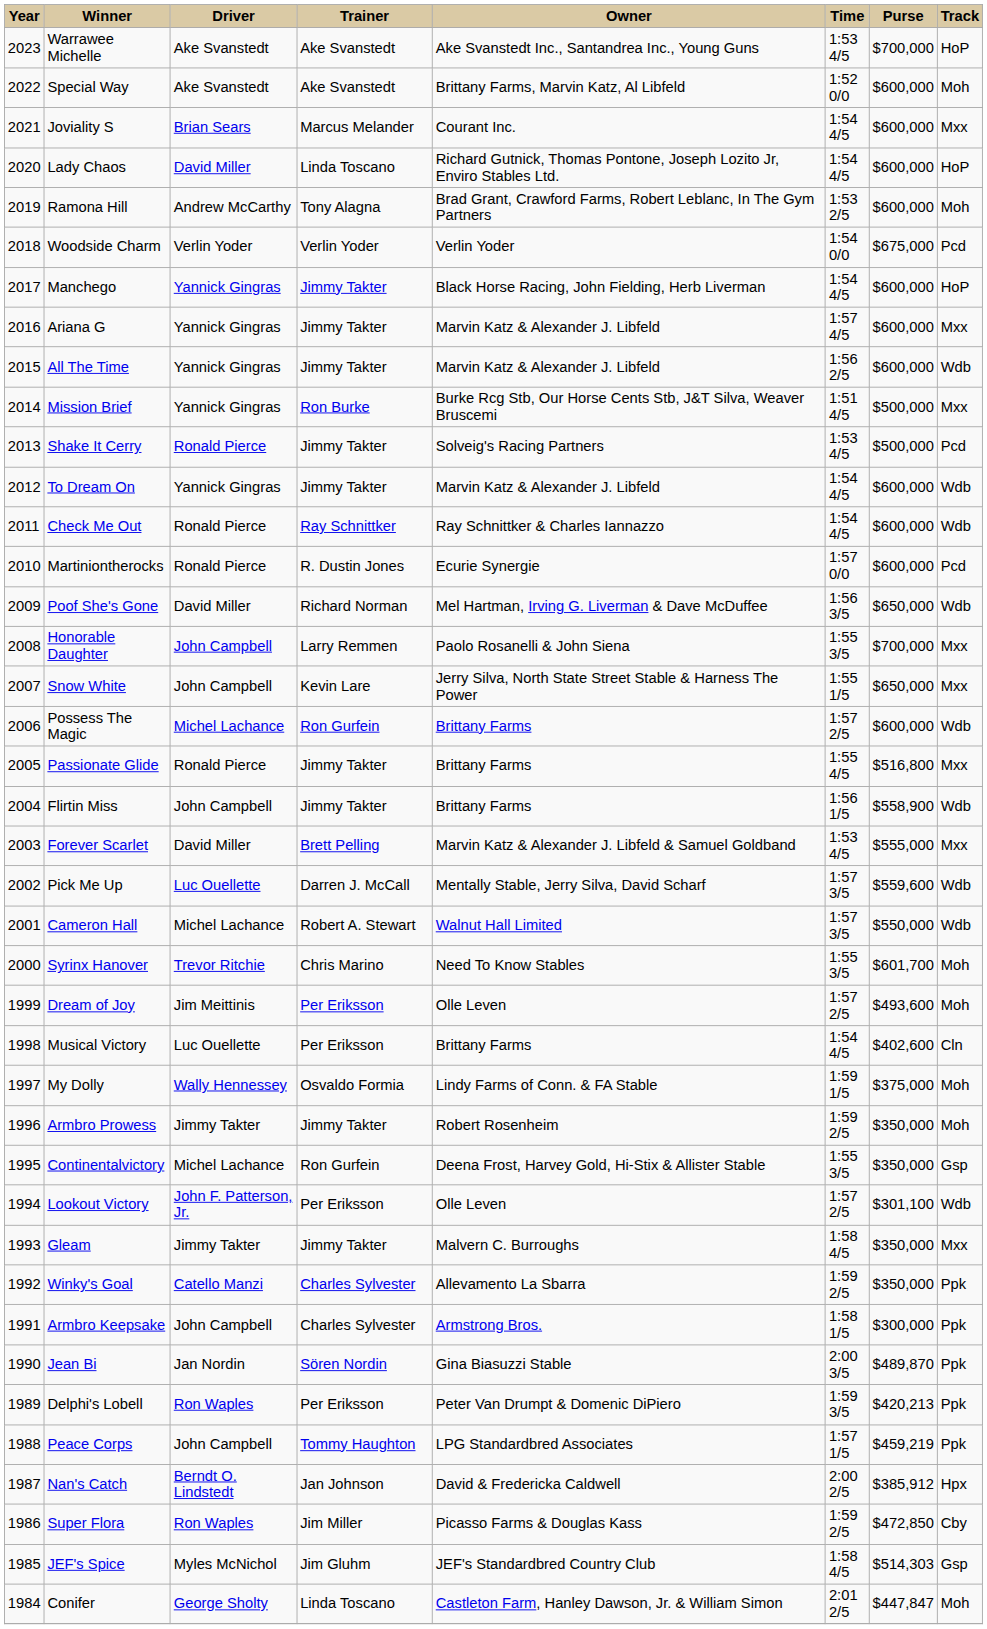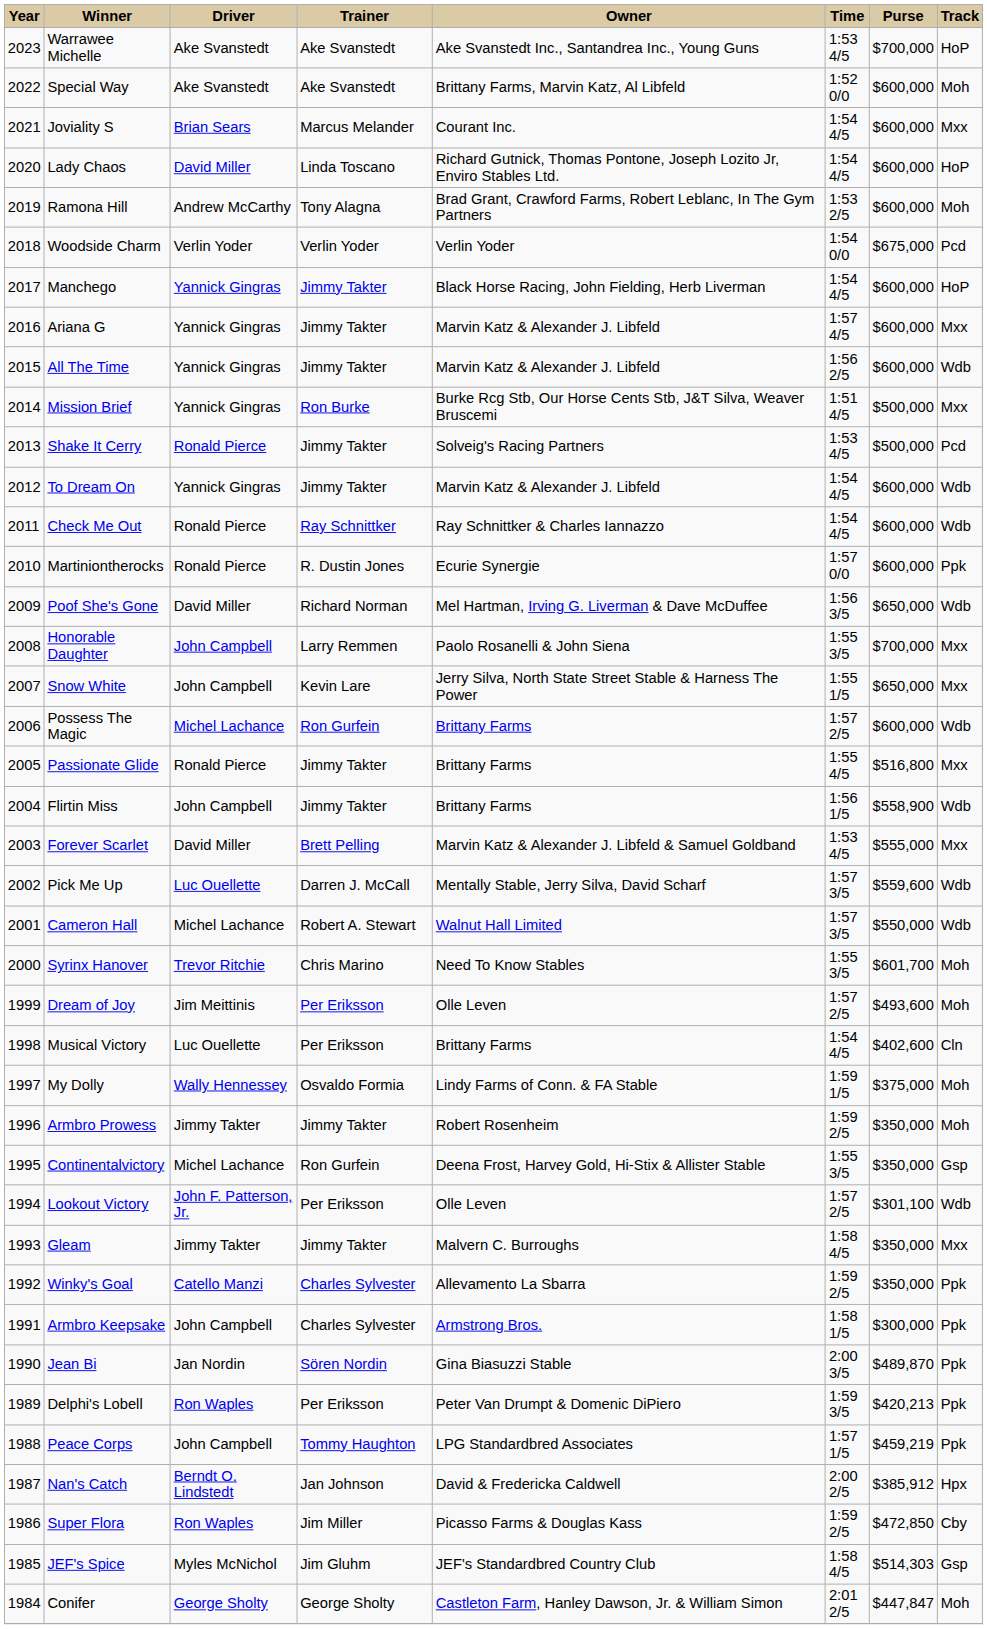(953, 566) Pcd -> (953, 566) Ppk
(347, 1604) Linda Toscano -> (347, 1604) George Sholty
